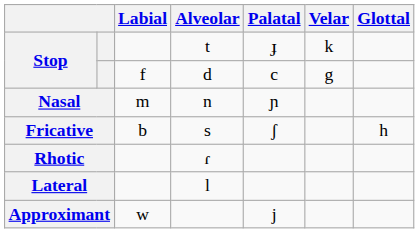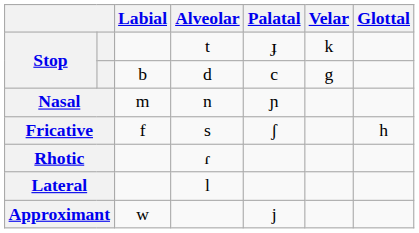(143, 74) f -> (143, 74) b
(143, 130) b -> (143, 130) f
